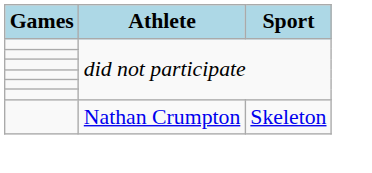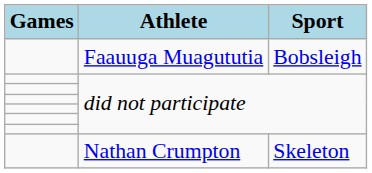+ row: (174, 56)
